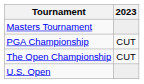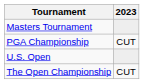rows swapped: (28, 72) <-> (59, 57)
